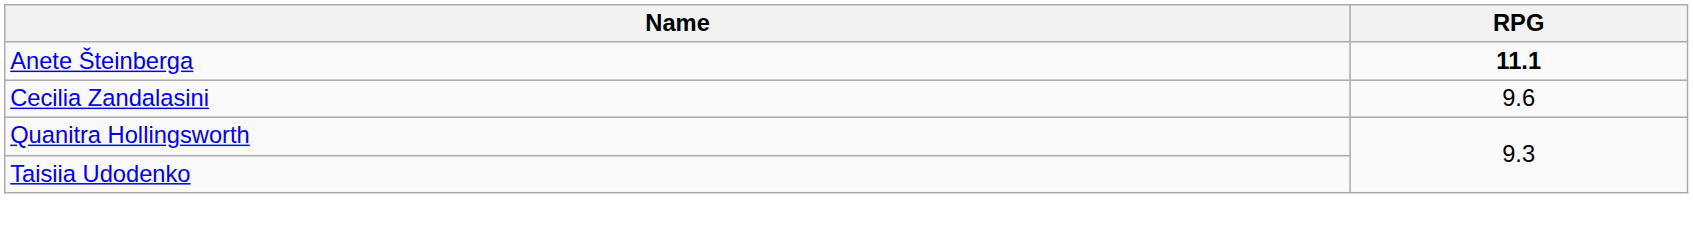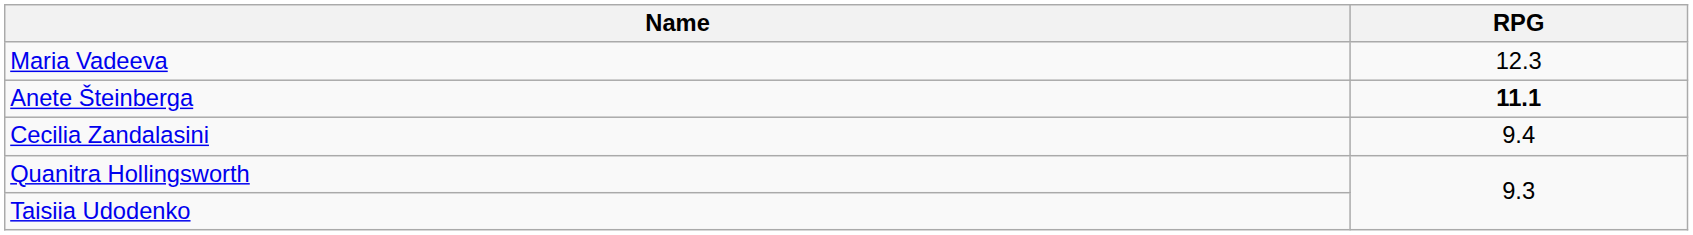+ row: (89, 60)
(1519, 98) 9.6 -> (1519, 135) 9.4
